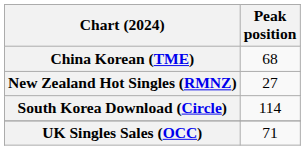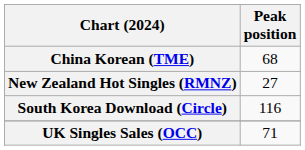(270, 108) 114 -> (270, 108) 116
